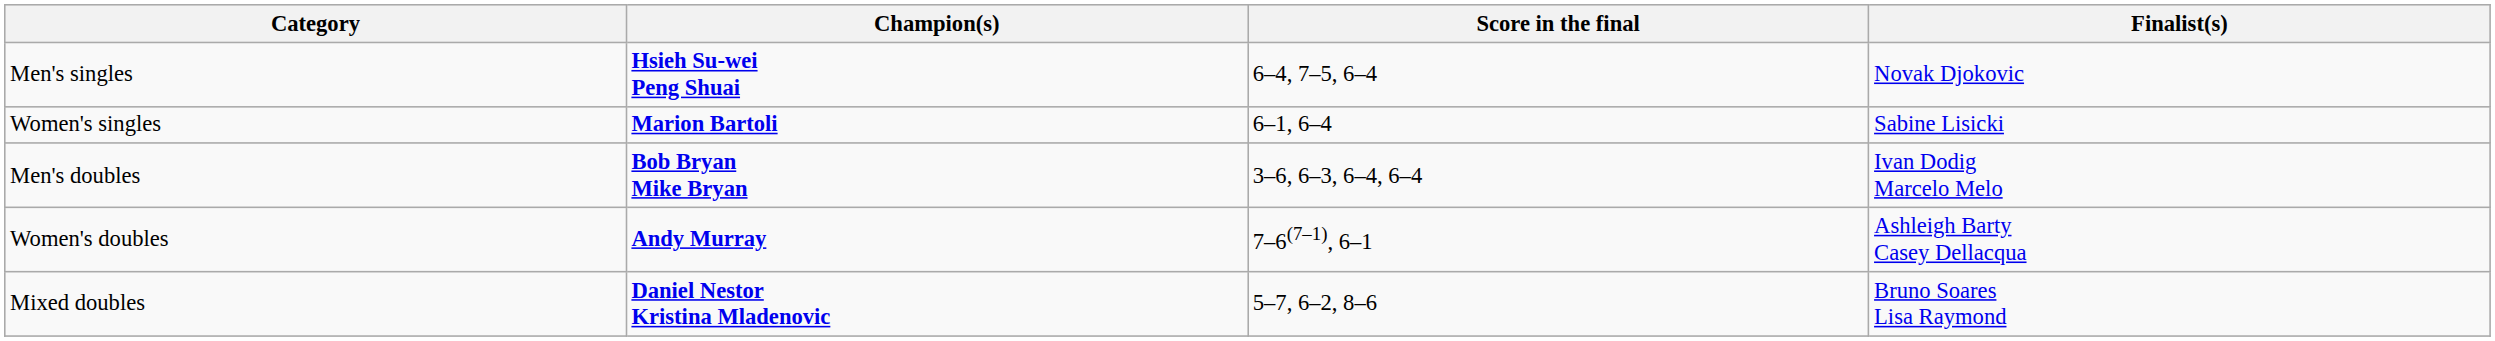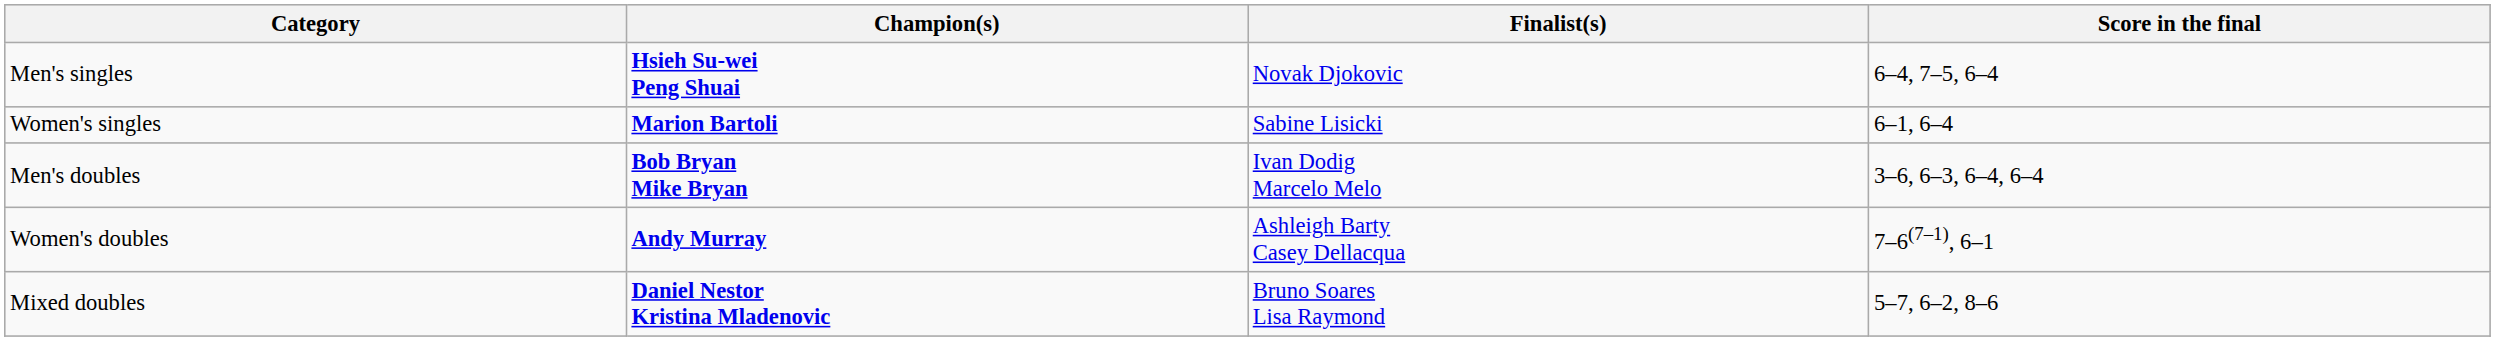columns swapped: (2179, 23) <-> (1558, 23)
